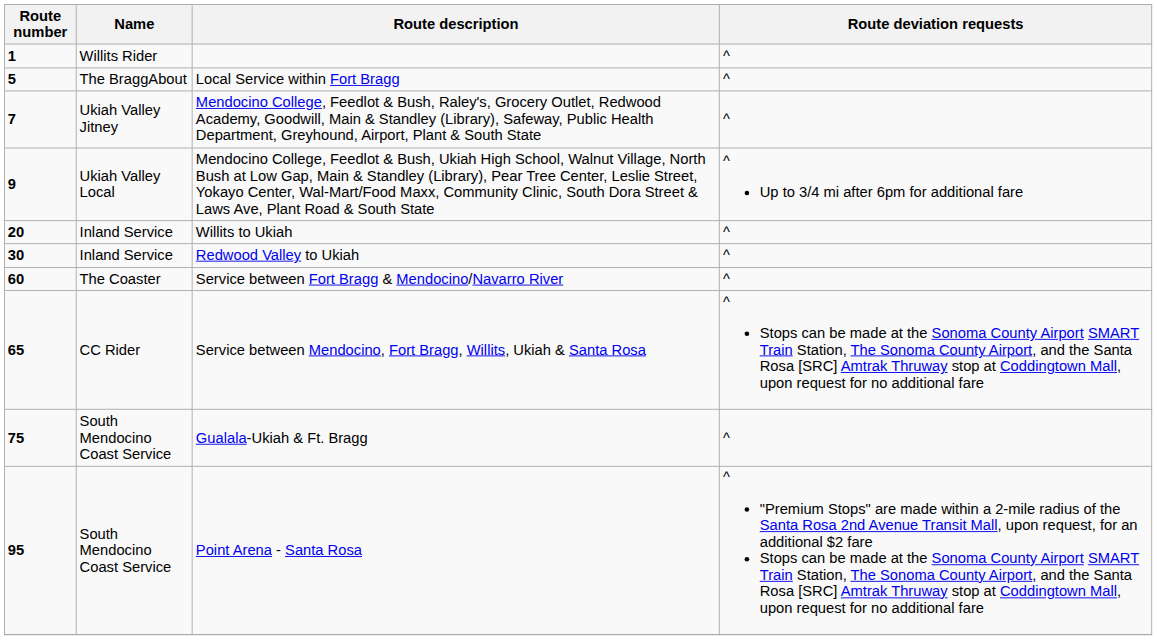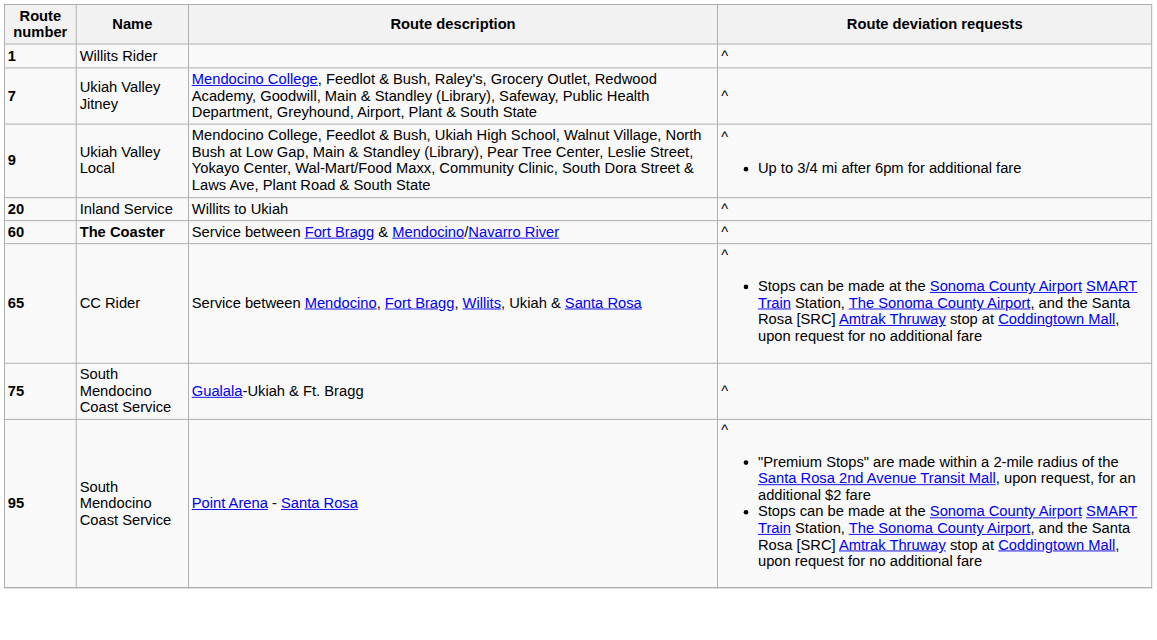- row: (12, 79)
- row: (16, 255)
(120, 278) normal -> (122, 232) bold
